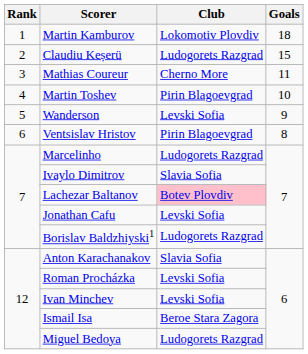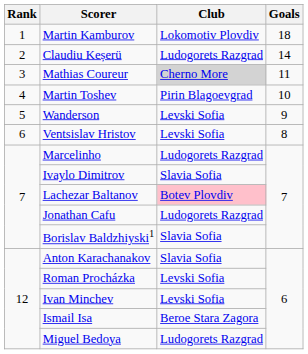(284, 54) 15 -> (284, 54) 14
(194, 74) no background -> (194, 74) lightgrey background
(206, 134) Pirin Blagoevgrad -> (192, 134) Levski Sofia
(192, 214) Levski Sofia -> (212, 214) Ludogorets Razgrad
(212, 236) Ludogorets Razgrad -> (191, 236) Slavia Sofia
